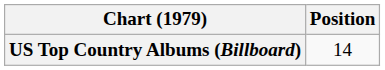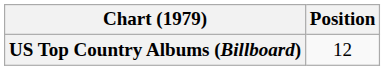(343, 49) 14 -> (343, 49) 12
